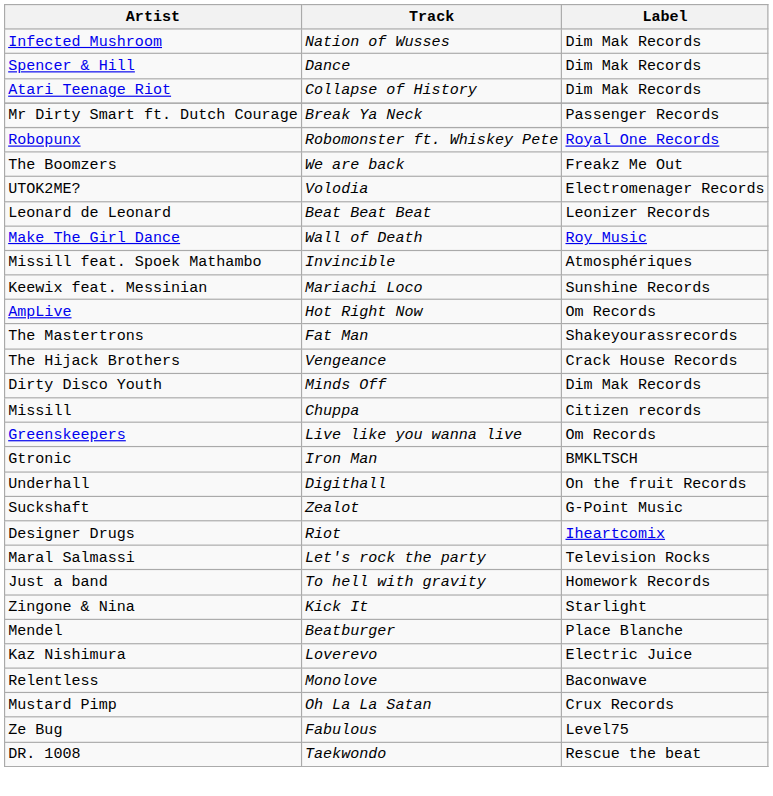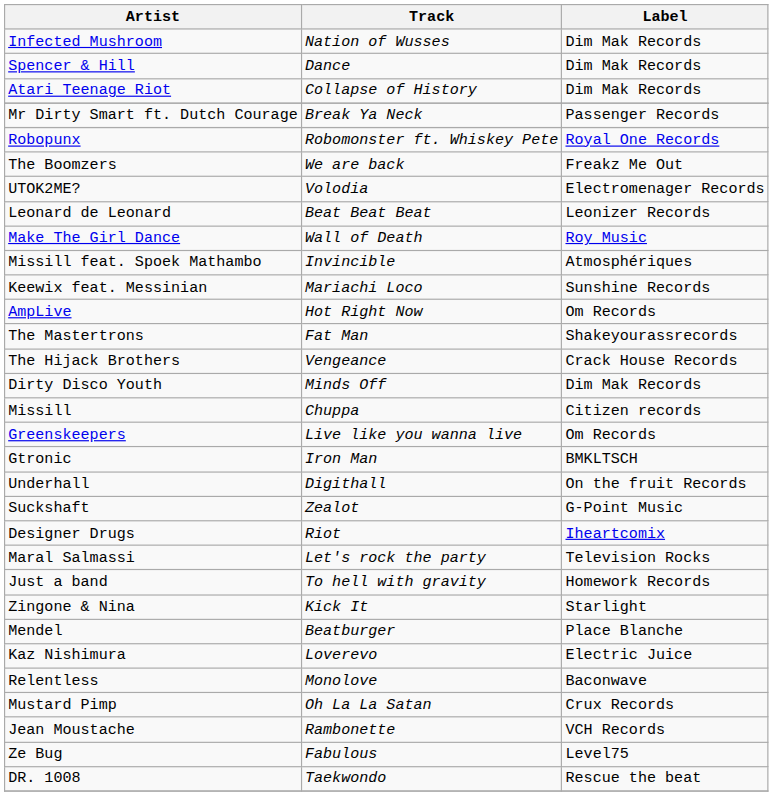+ row: (72, 730)
